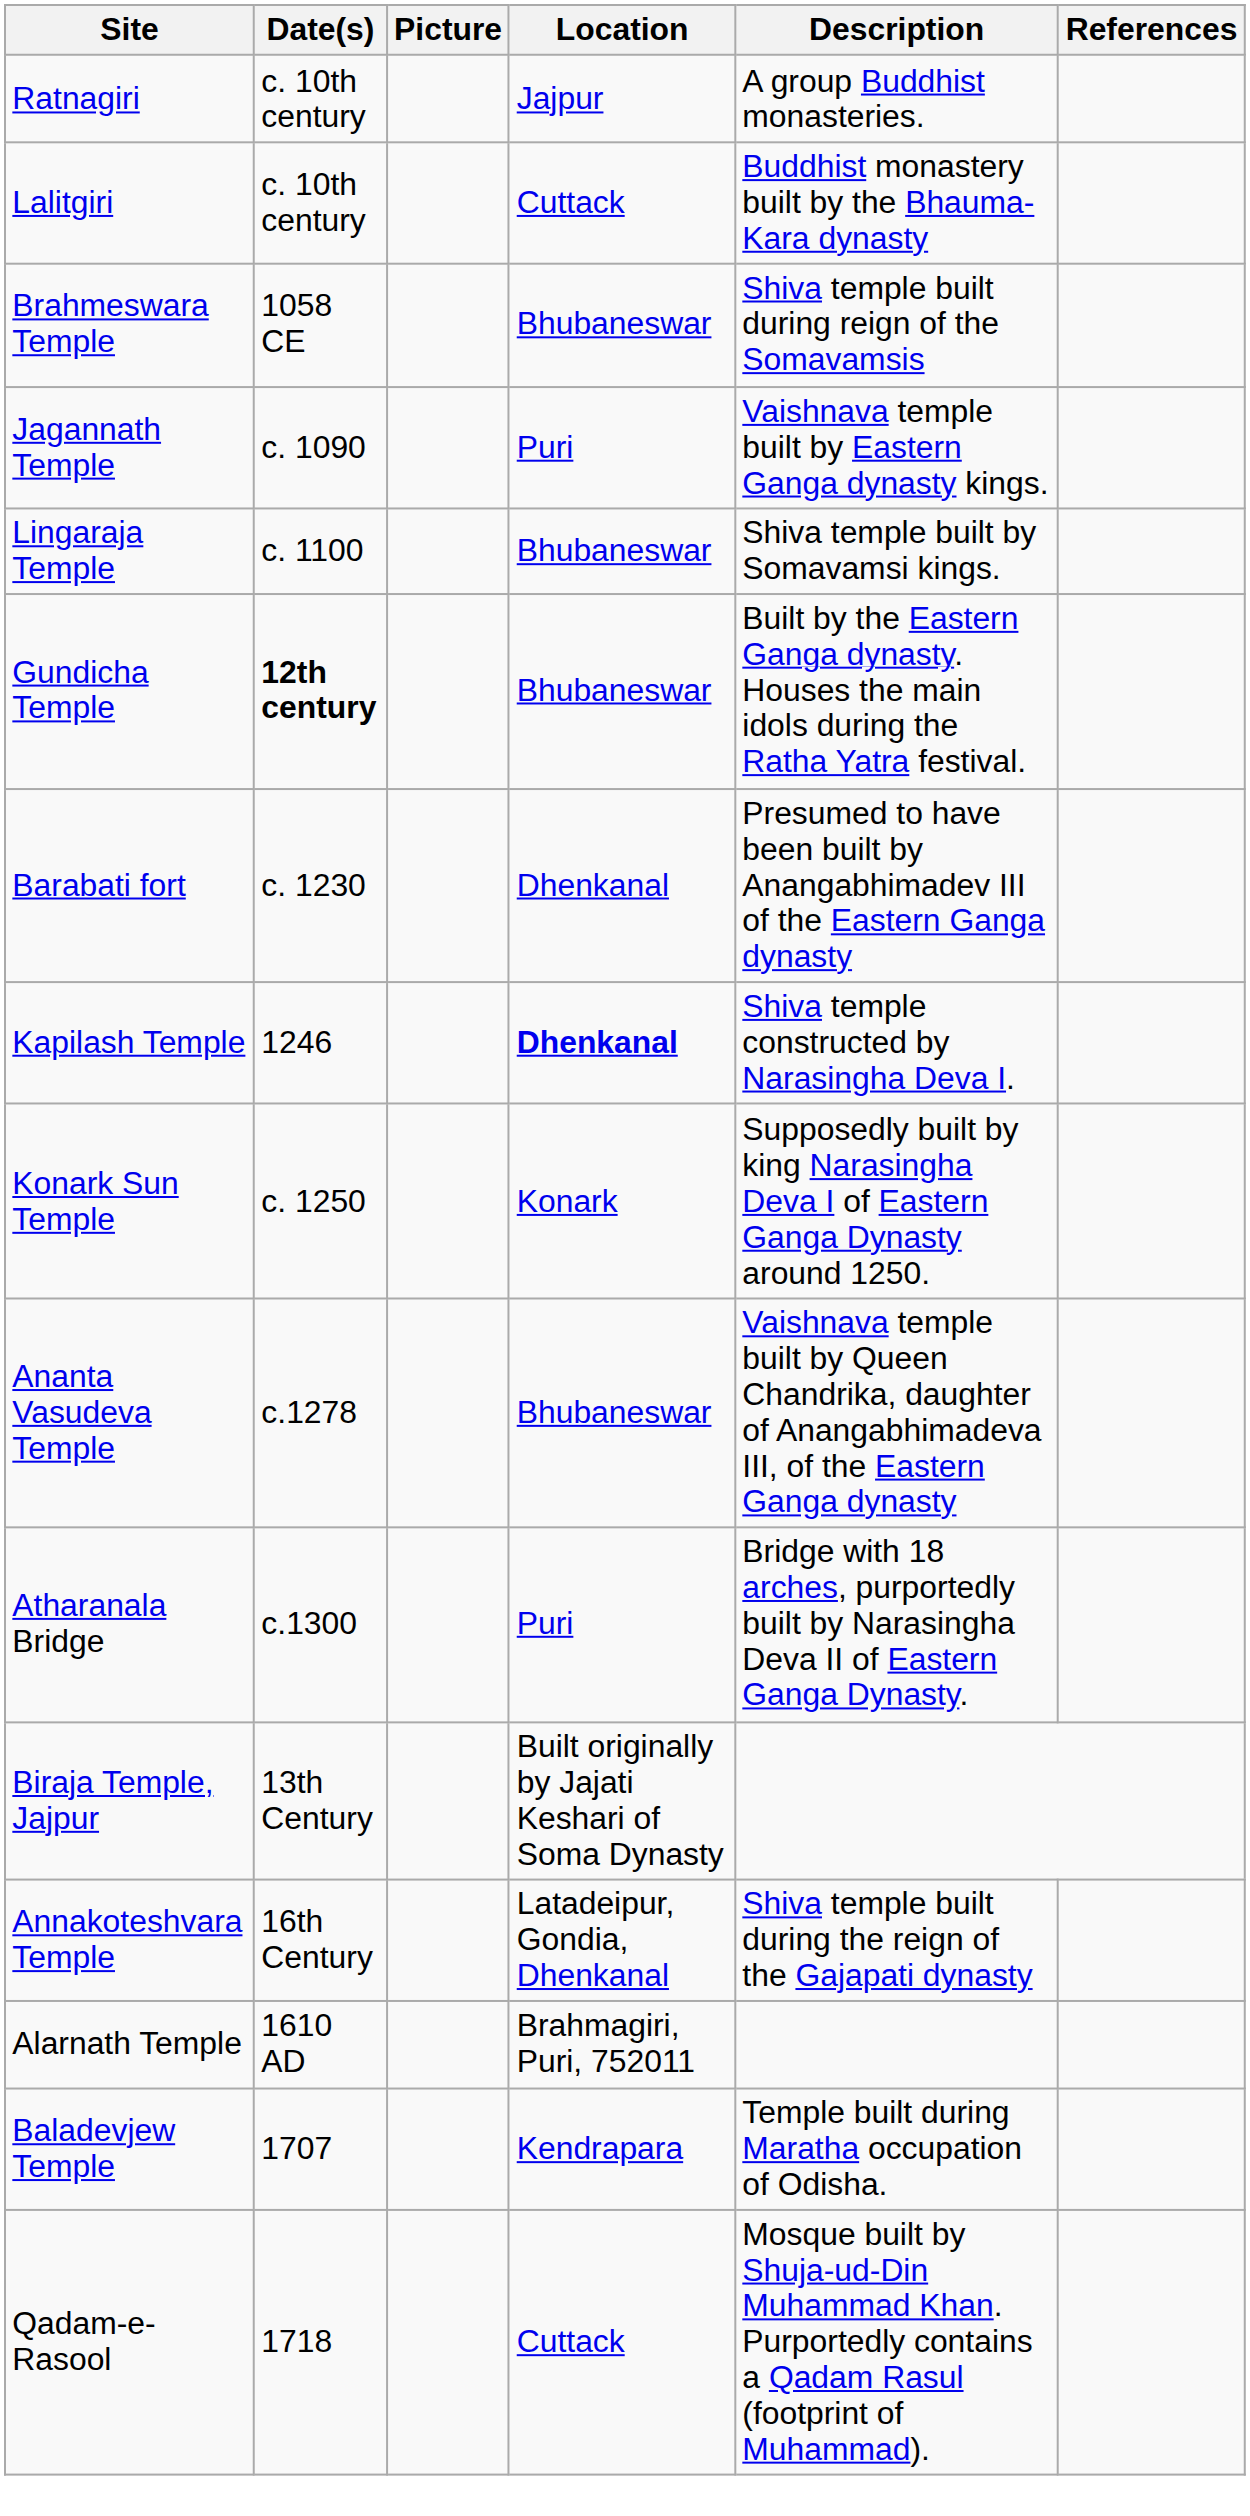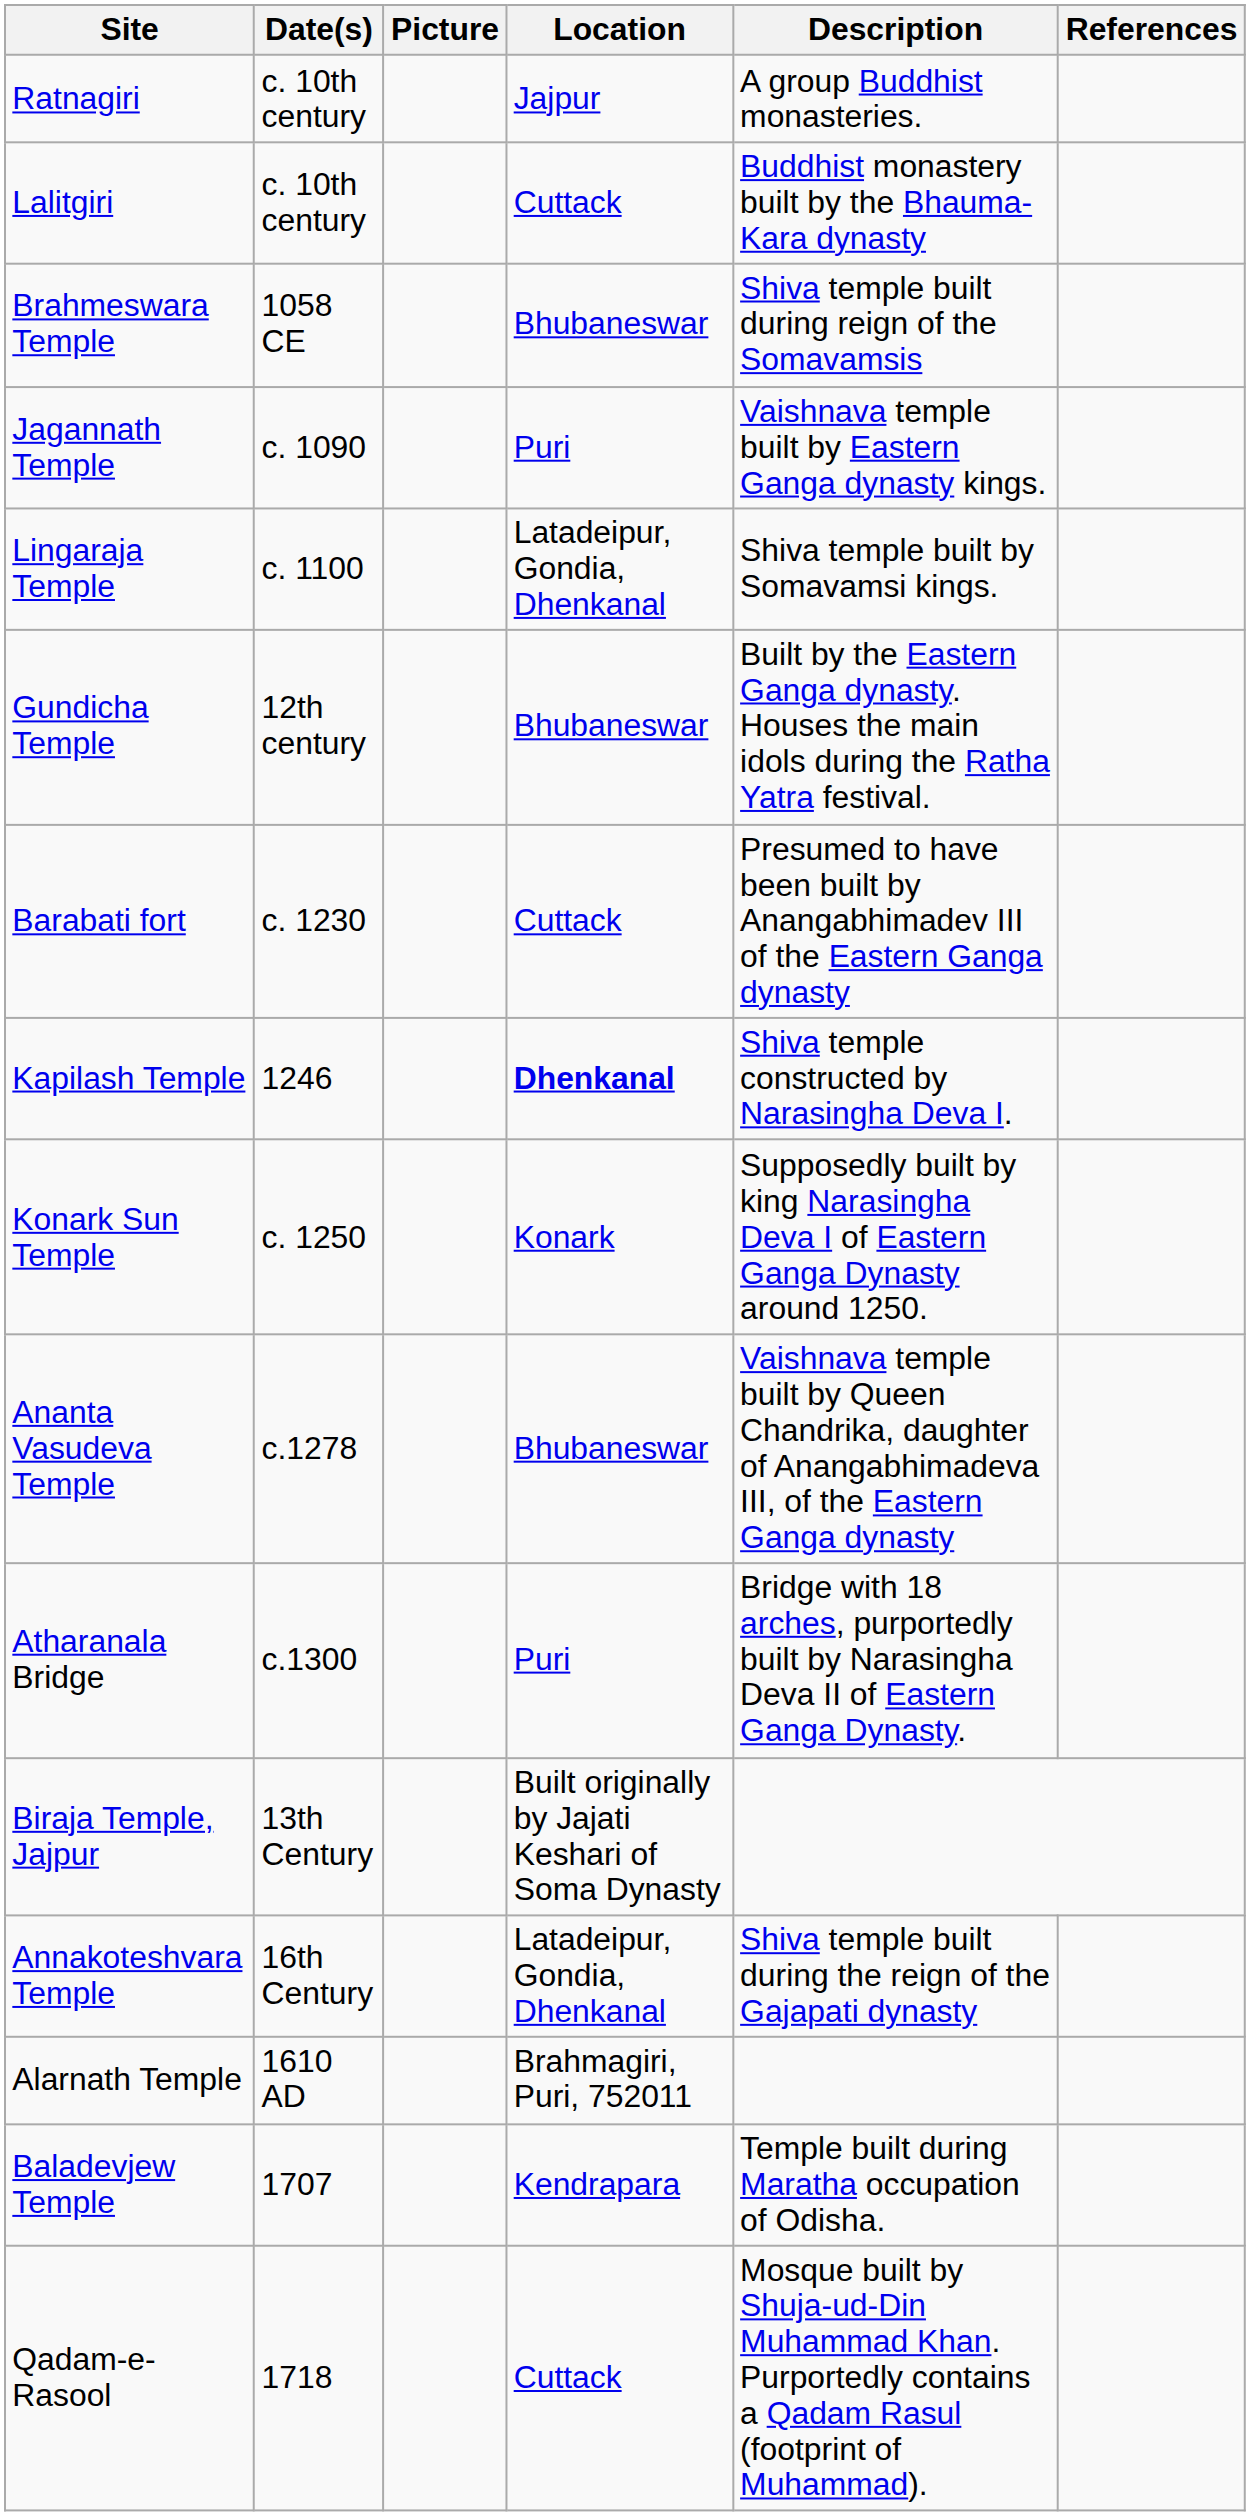(614, 550) Bhubaneswar -> (592, 568) Latadeipur, Gondia, Dhenkanal
(319, 690) bold -> (314, 726) normal
(593, 884) Dhenkanal -> (568, 920) Cuttack
